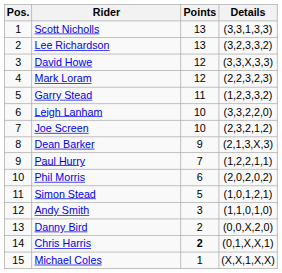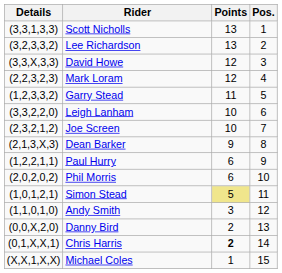columns swapped: (18, 12) <-> (248, 12)
(200, 161) 7 -> (231, 161) 6
(200, 194) no background -> (231, 194) khaki background
